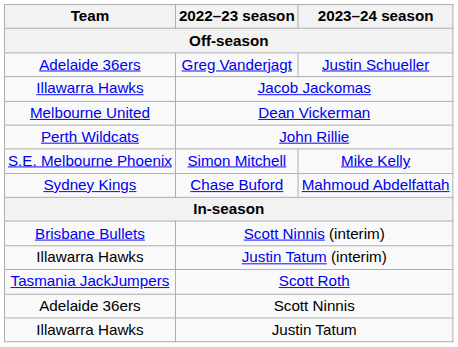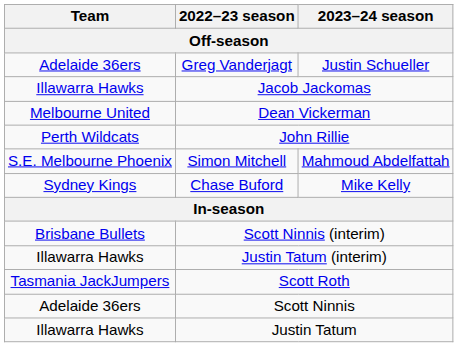(376, 161) Mike Kelly -> (376, 161) Mahmoud Abdelfattah
(376, 185) Mahmoud Abdelfattah -> (376, 185) Mike Kelly
